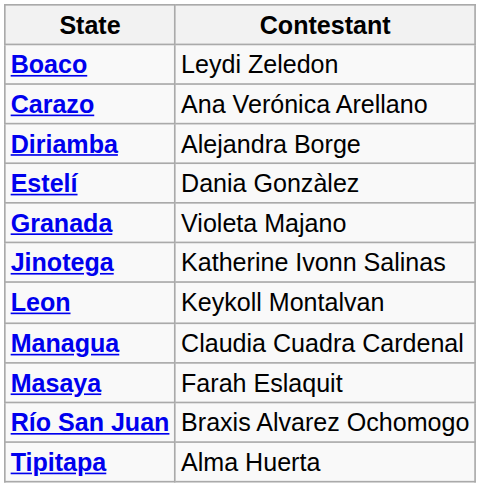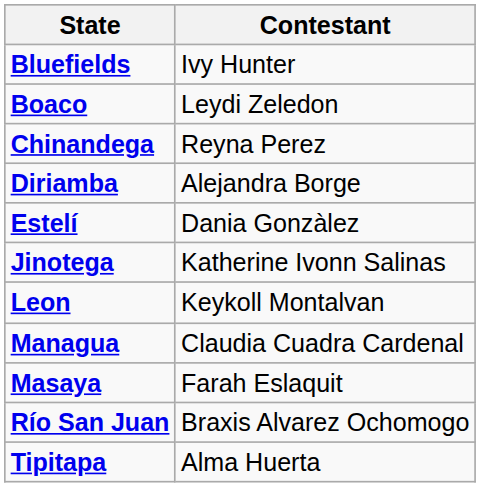+ row: (71, 65)
- row: (52, 104)
+ row: (82, 144)
- row: (61, 223)
